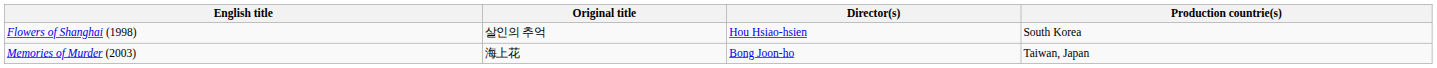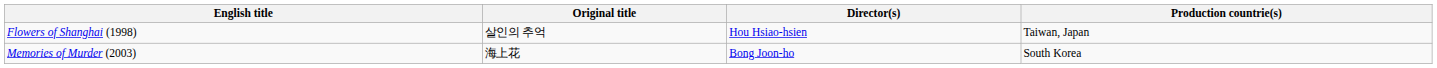(1052, 32) South Korea -> (1056, 32) Taiwan, Japan
(1056, 53) Taiwan, Japan -> (1052, 53) South Korea
